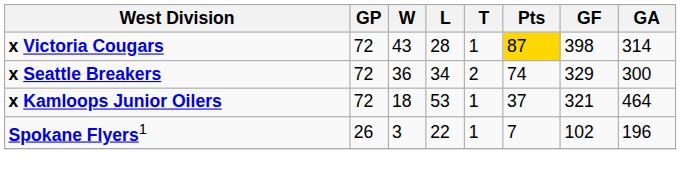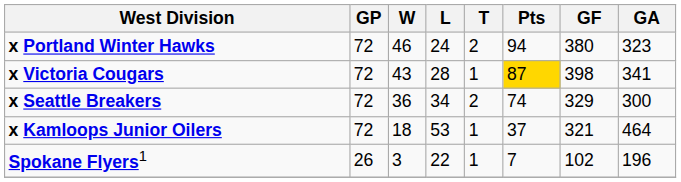+ row: (112, 46)
(637, 46) 314 -> (637, 74) 341
